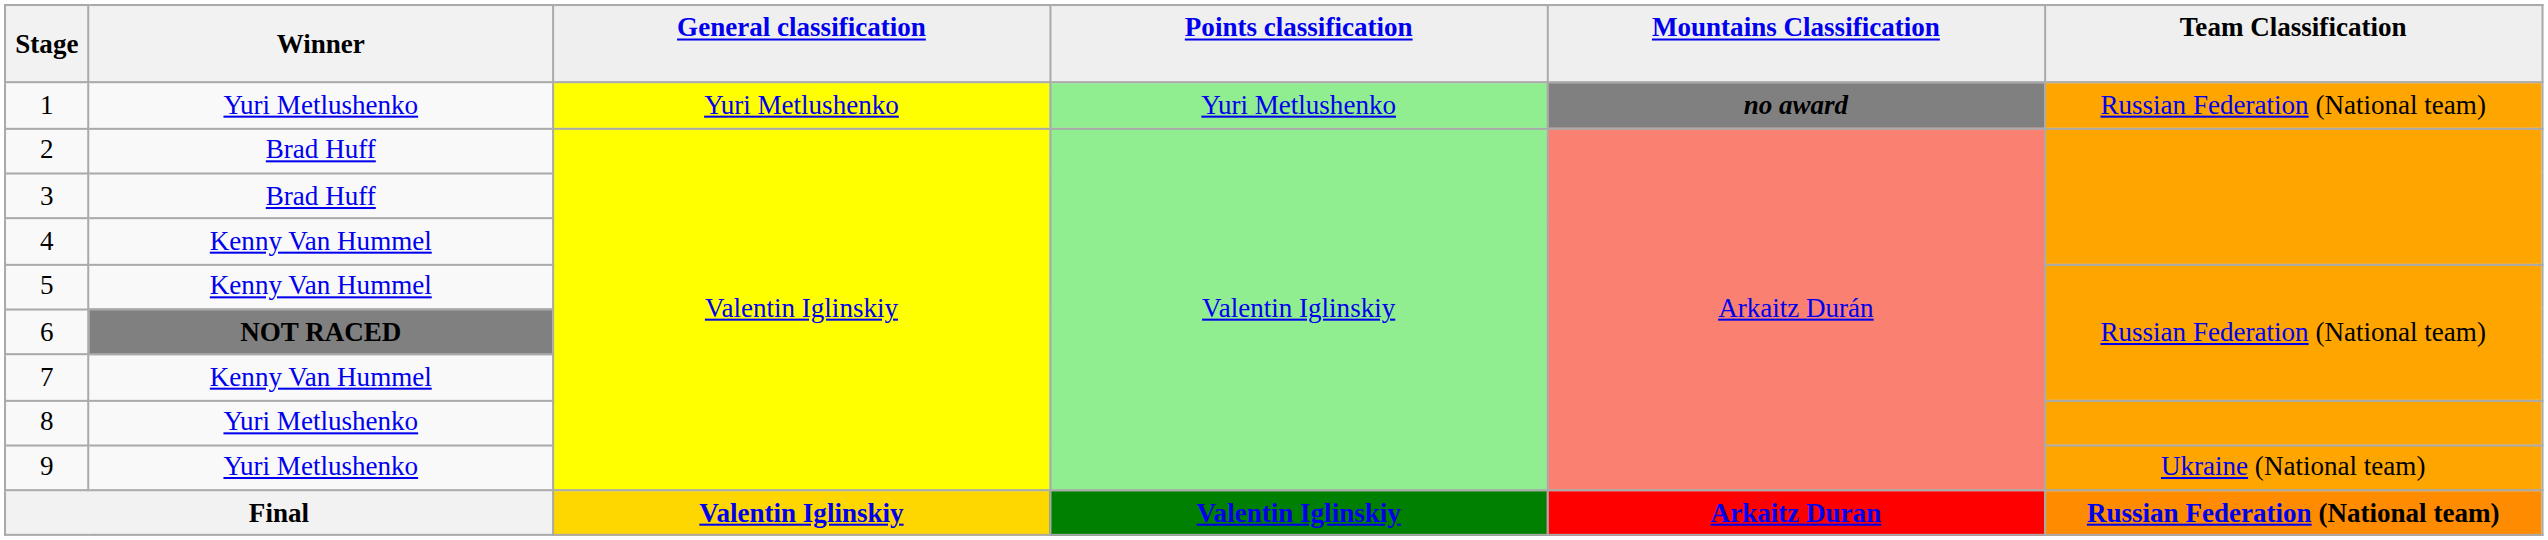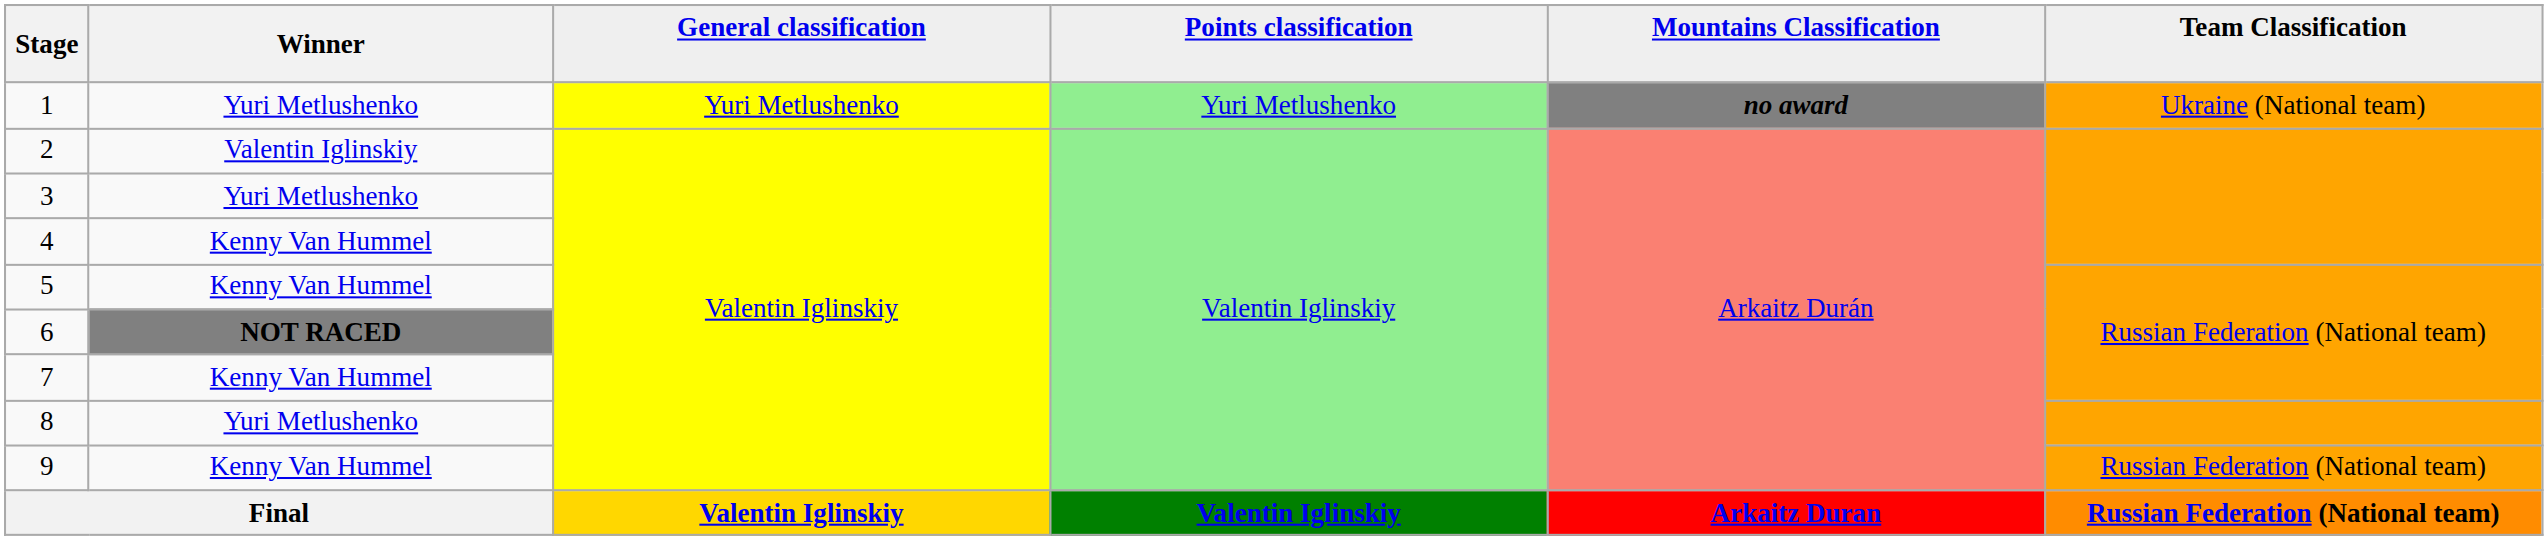(2293, 105) Russian Federation (National team) -> (2293, 105) Ukraine (National team)
(321, 150) Brad Huff -> (321, 150) Valentin Iglinskiy
(321, 195) Brad Huff -> (321, 195) Yuri Metlushenko
(321, 467) Yuri Metlushenko -> (321, 467) Kenny Van Hummel
(2293, 467) Ukraine (National team) -> (2293, 467) Russian Federation (National team)
